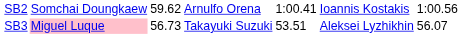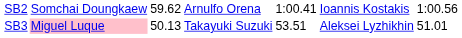(166, 26) 56.73 -> (166, 26) 50.13
(432, 26) 56.07 -> (432, 26) 51.01
